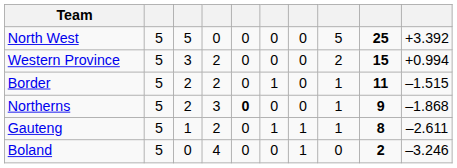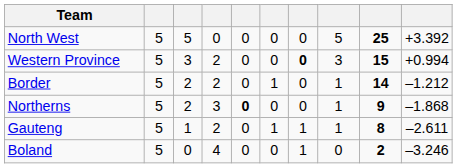(303, 60) normal -> (303, 60) bold
(338, 60) 2 -> (338, 60) 3
(381, 83) 11 -> (381, 83) 14
(427, 83) –1.515 -> (427, 83) –1.212
